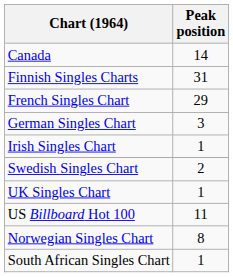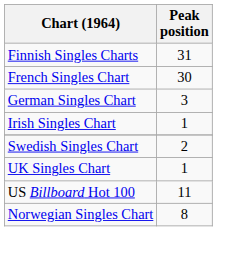- row: (29, 54)
(201, 100) 29 -> (184, 77) 30
- row: (89, 260)
